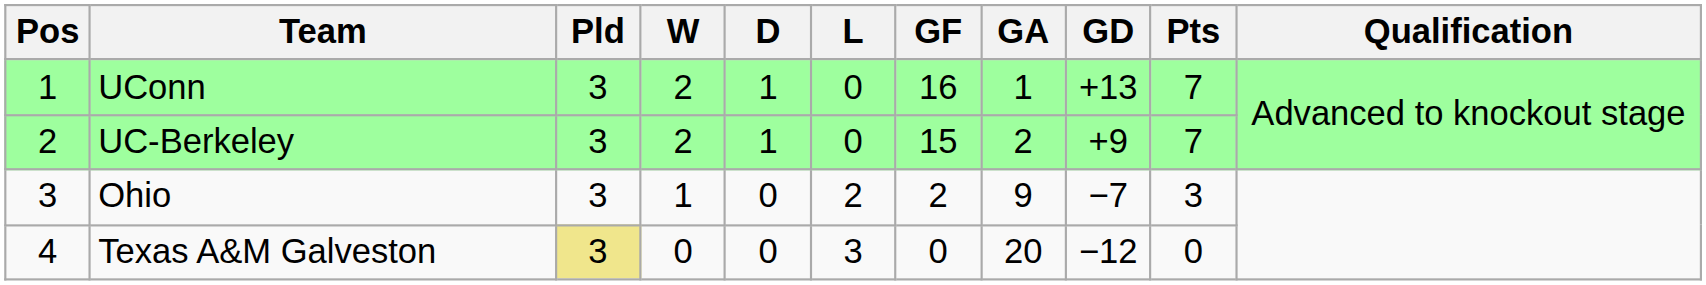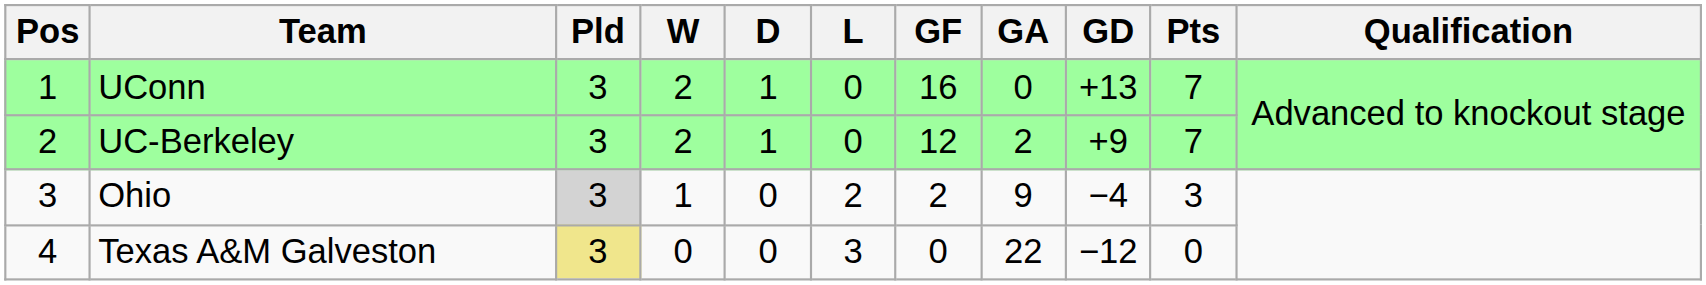(1023, 86) 1 -> (1023, 86) 0
(938, 141) 15 -> (938, 141) 12
(598, 196) no background -> (598, 196) lightgrey background
(1108, 196) −7 -> (1108, 196) −4
(1023, 251) 20 -> (1023, 251) 22
